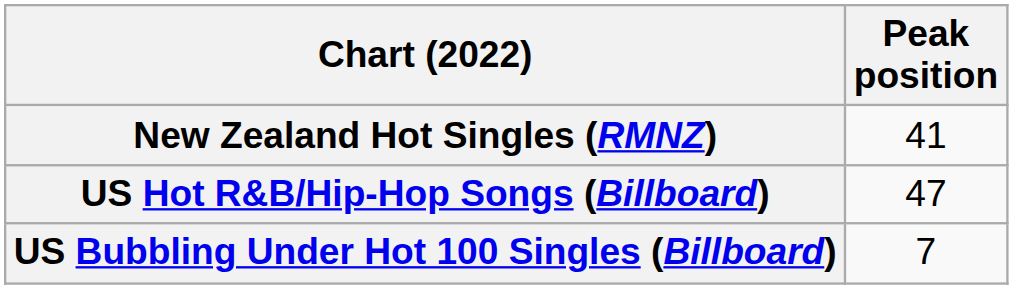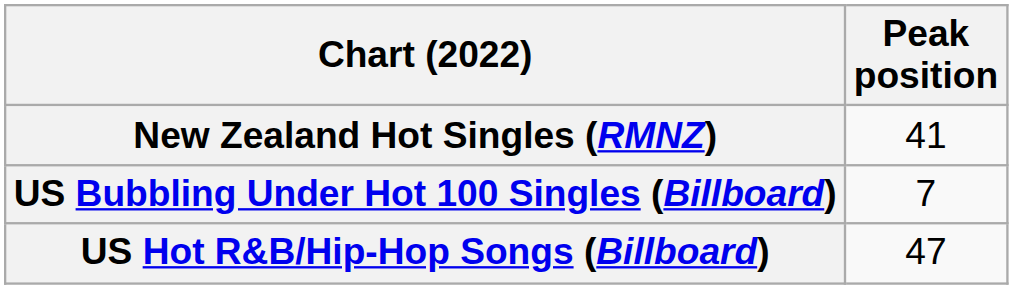rows swapped: (425, 252) <-> (425, 193)
